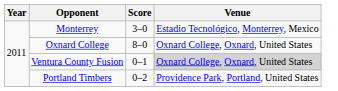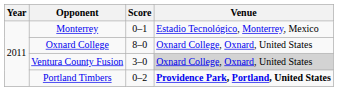(140, 29) 3–0 -> (140, 29) 0–1
(140, 62) 0–1 -> (140, 62) 3–0
(237, 78) normal -> (244, 78) bold
